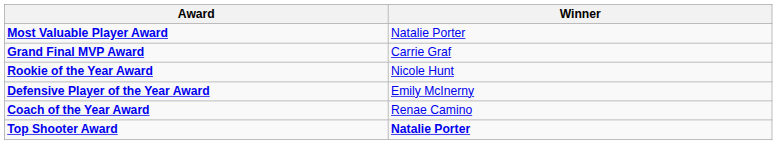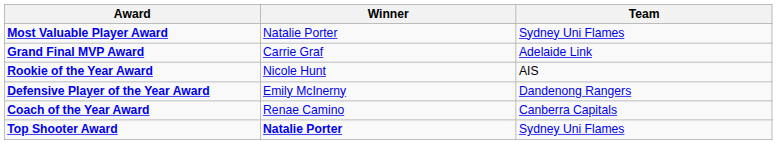+ column: (644, 14)
